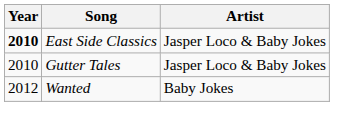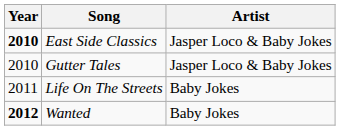+ row: (104, 88)
(23, 88) normal -> (23, 112) bold
